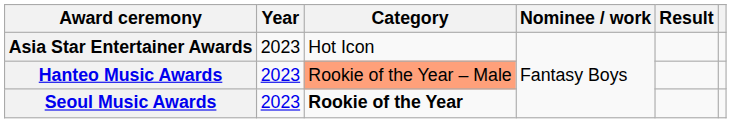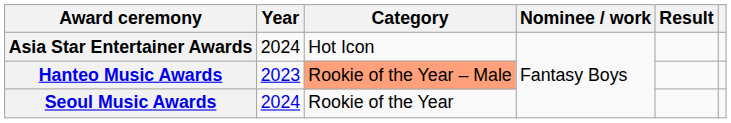(280, 46) 2023 -> (280, 46) 2024
(280, 103) 2023 -> (280, 103) 2024
(386, 103) bold -> (381, 103) normal
